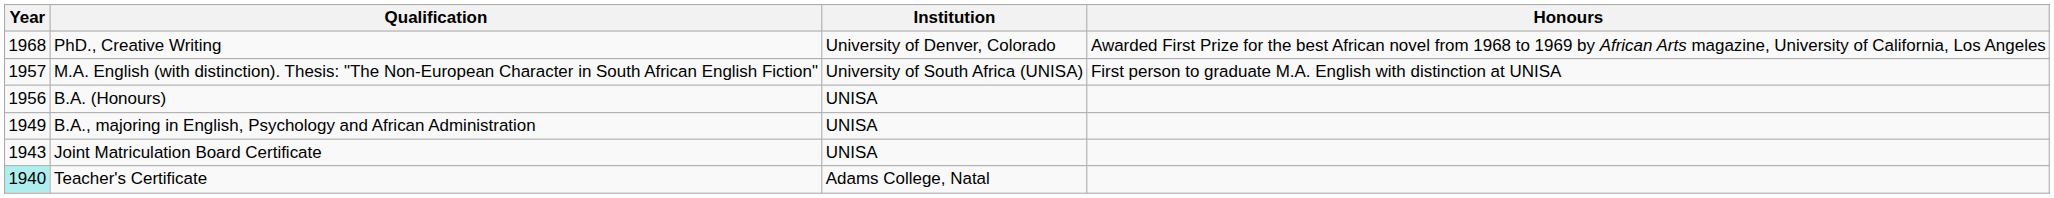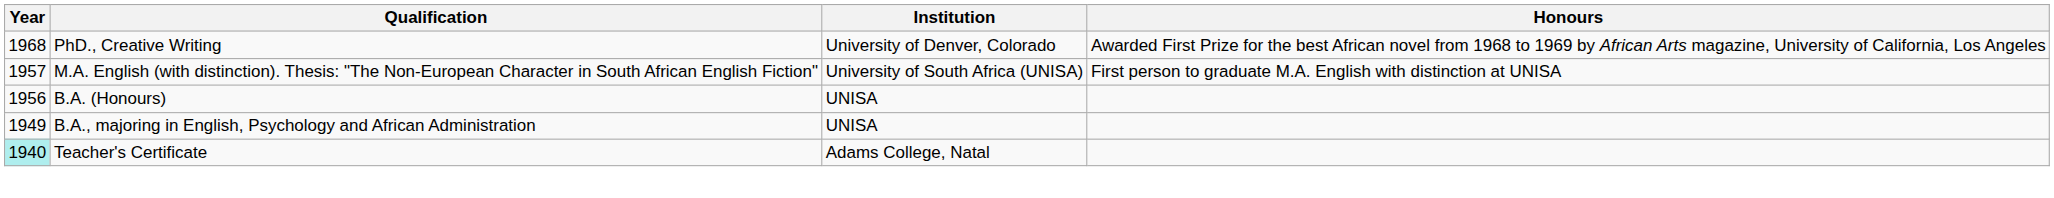- row: (188, 152)
